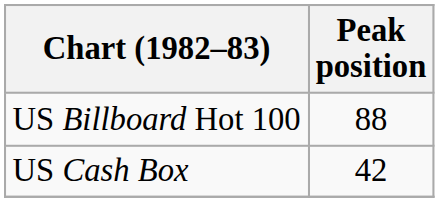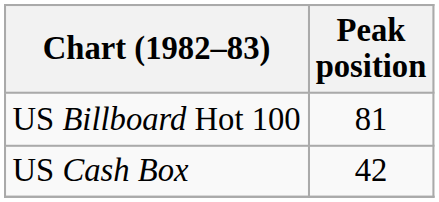(371, 118) 88 -> (371, 118) 81
